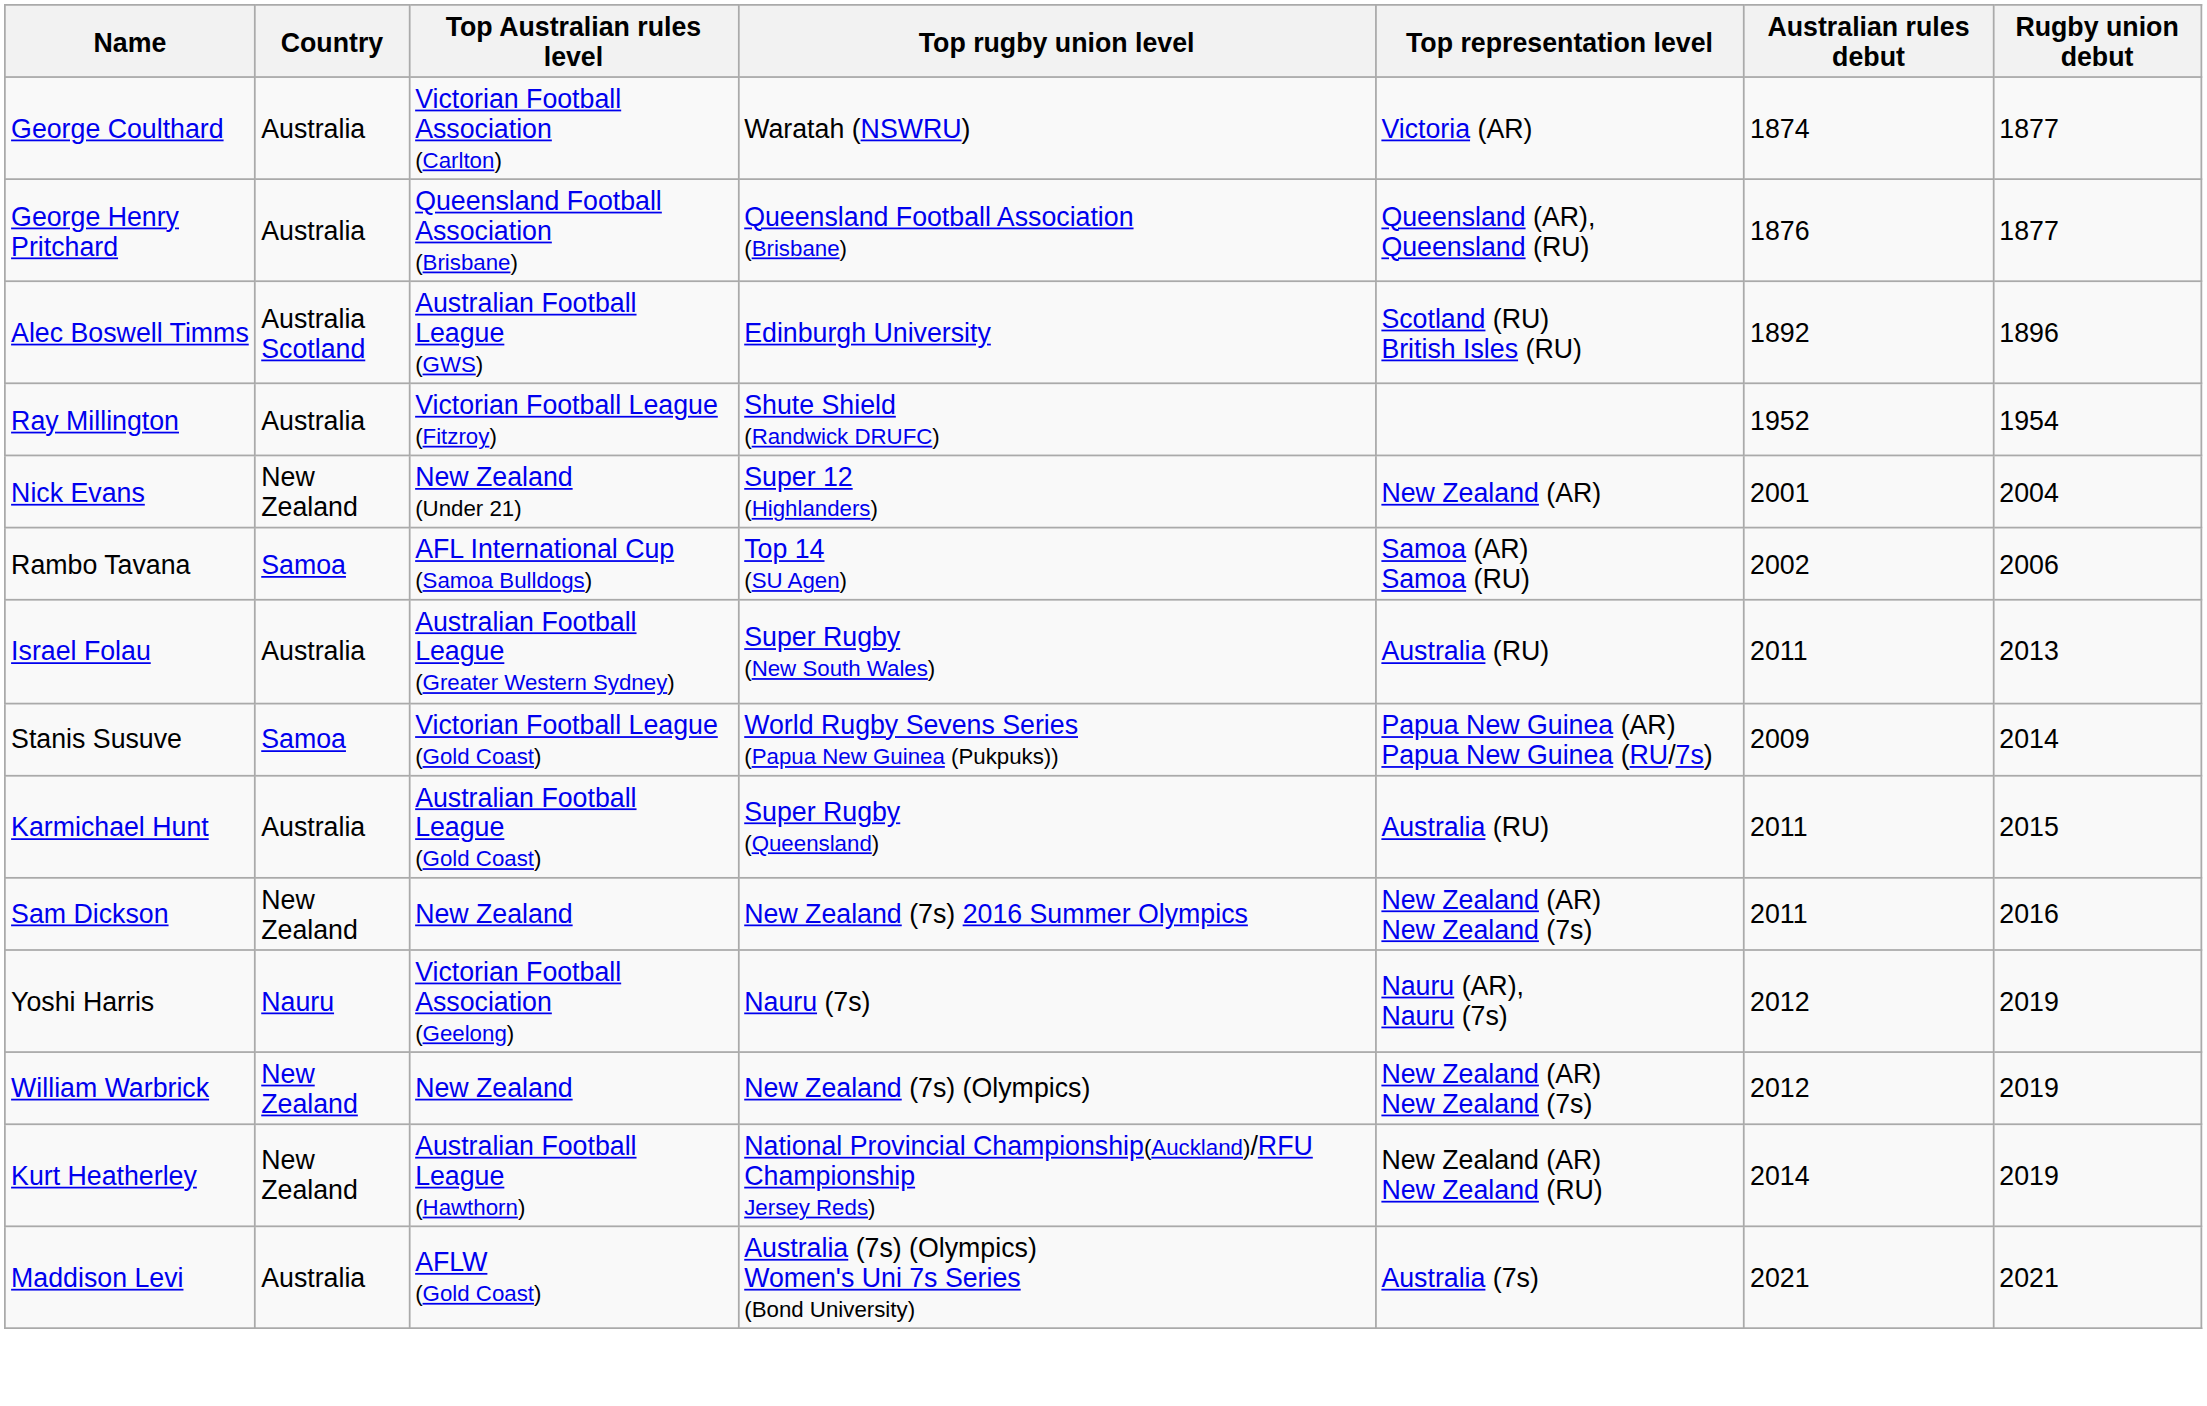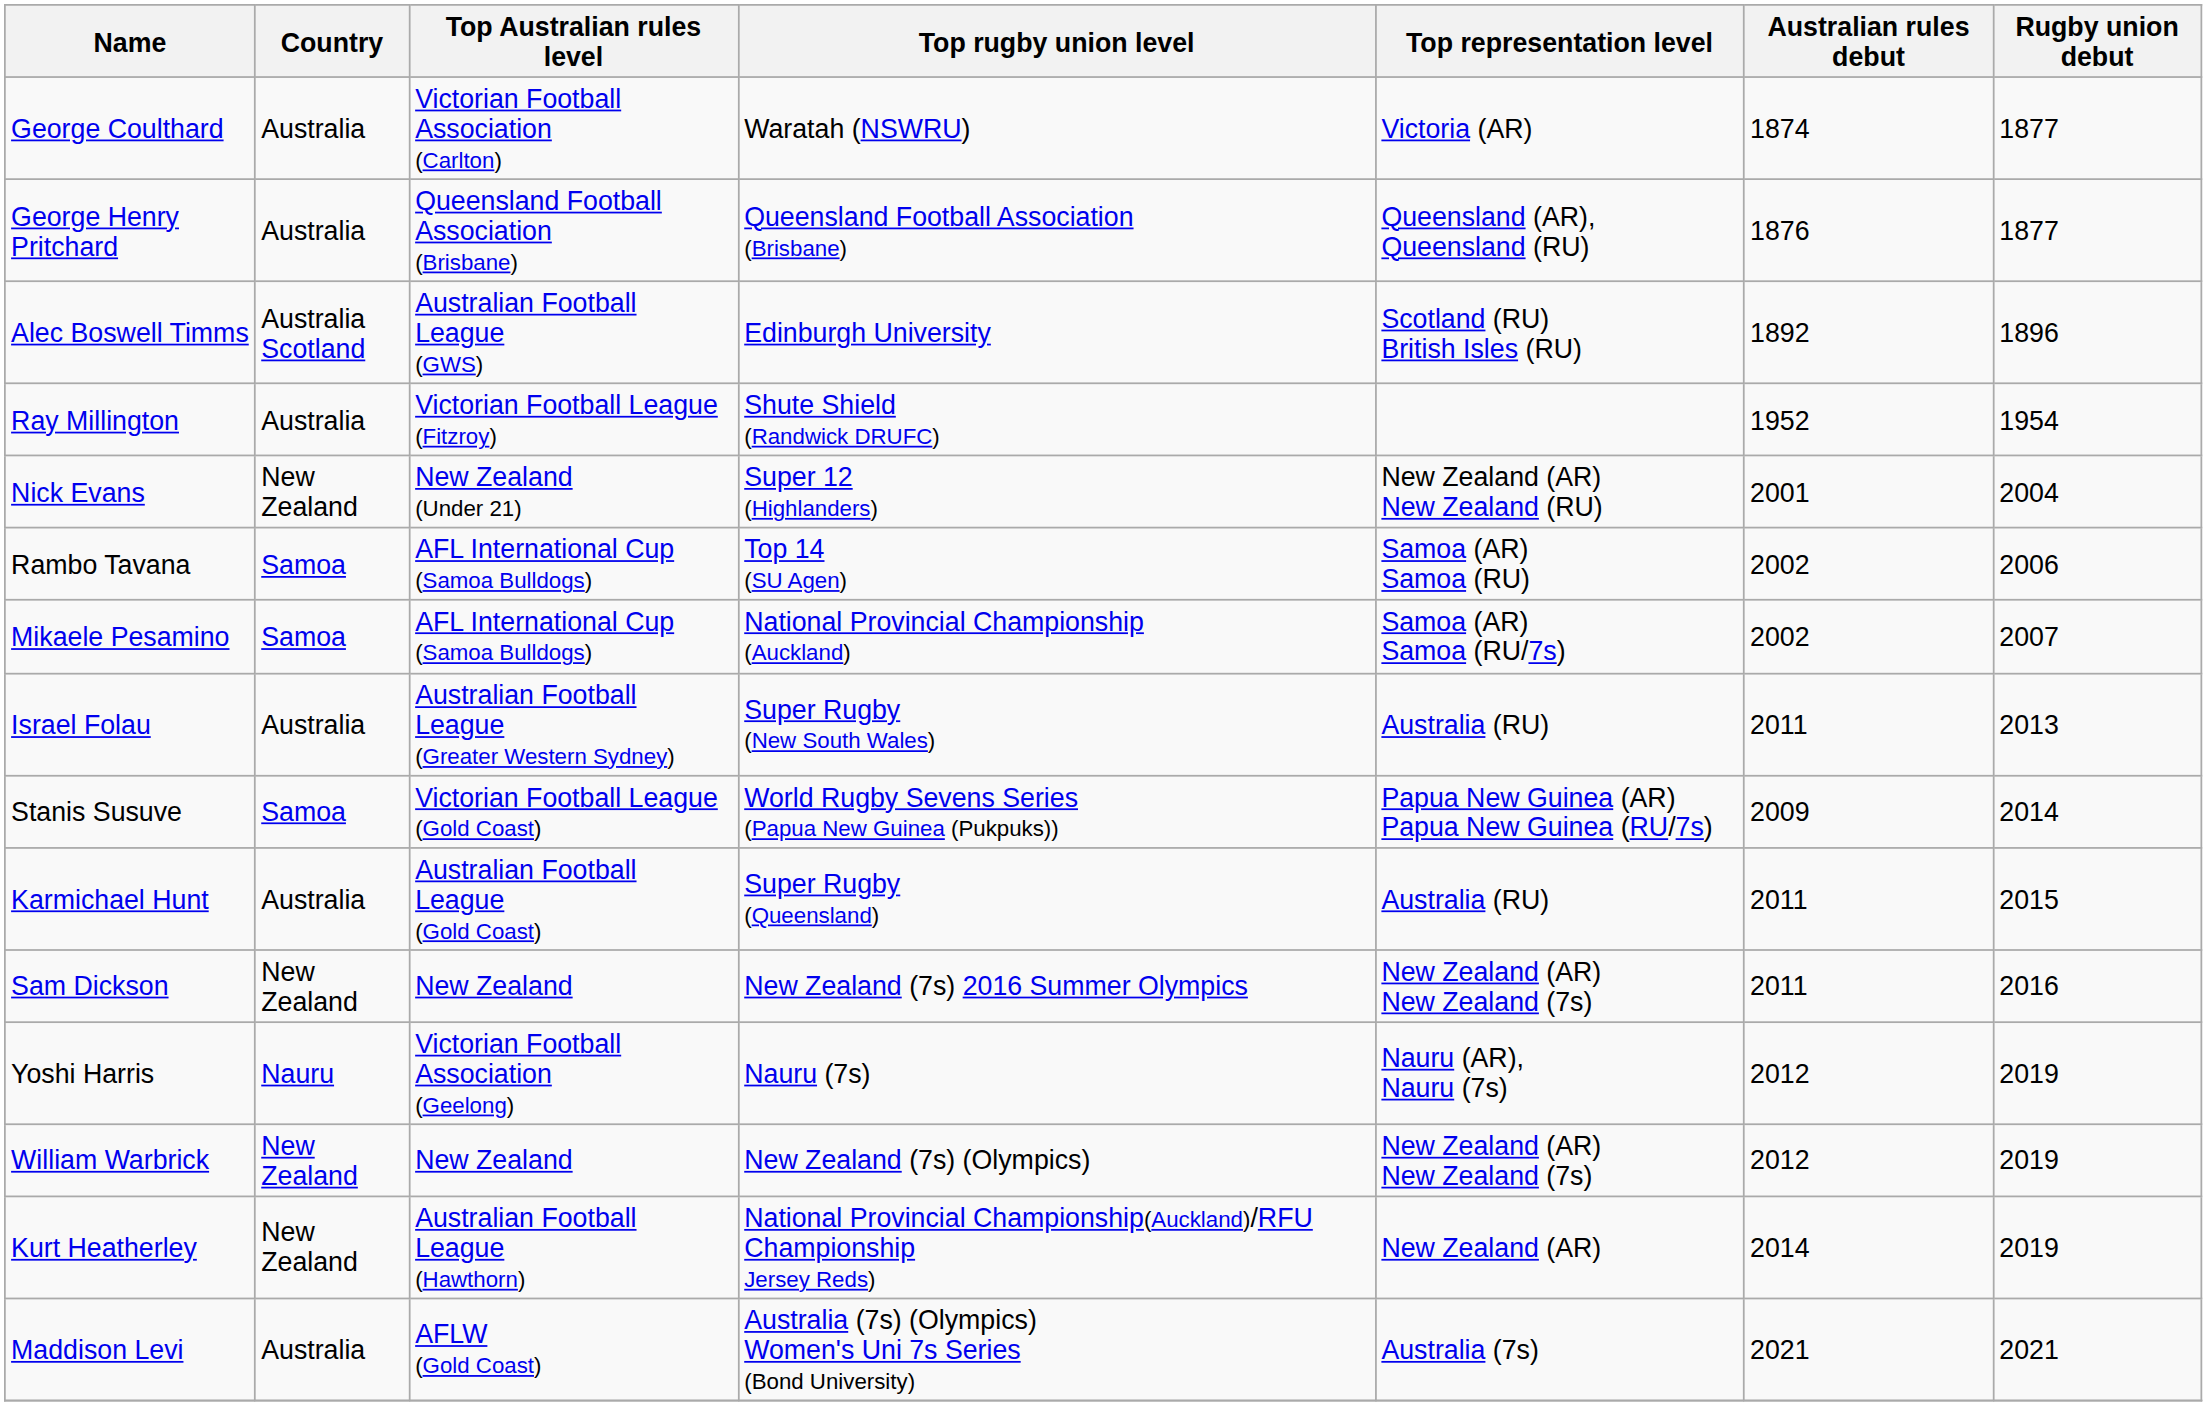(1491, 492) New Zealand (AR) -> (1492, 492) New Zealand (AR) New Zealand (RU)
+ row: (120, 637)
(1492, 1175) New Zealand (AR) New Zealand (RU) -> (1491, 1247) New Zealand (AR)
